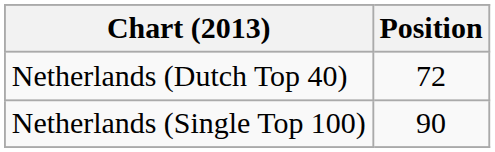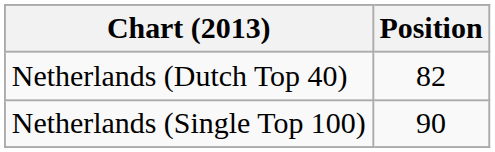(431, 75) 72 -> (431, 75) 82
